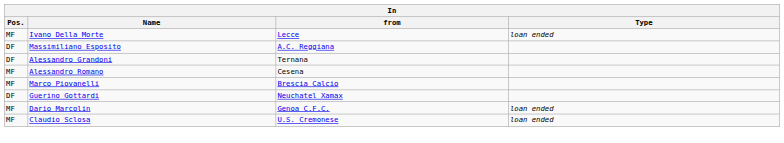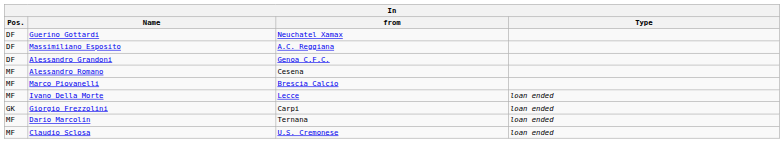rows swapped: (64, 95) <-> (66, 34)
(293, 59) Ternana -> (304, 59) Genoa C.F.C.
+ row: (69, 108)
(304, 108) Genoa C.F.C. -> (293, 120) Ternana
